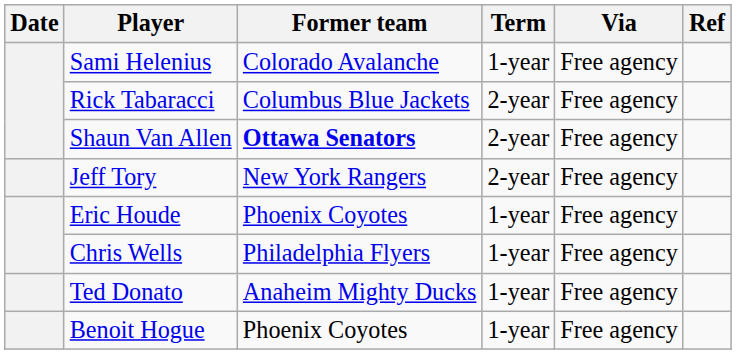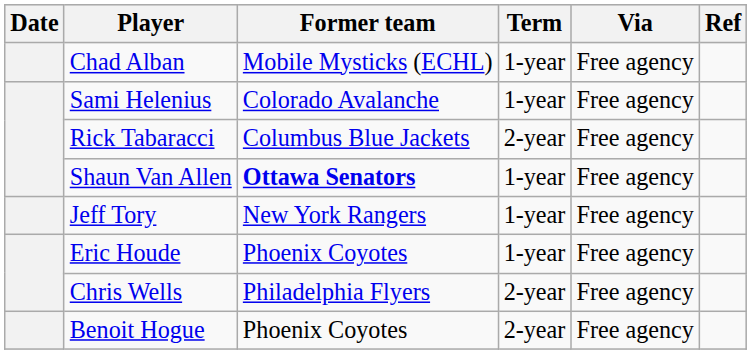+ row: (127, 61)
(518, 138) 2-year -> (534, 176) 1-year
(518, 176) 2-year -> (534, 215) 1-year
(518, 253) 1-year -> (534, 291) 2-year
- row: (126, 291)
(518, 330) 1-year -> (534, 330) 2-year
